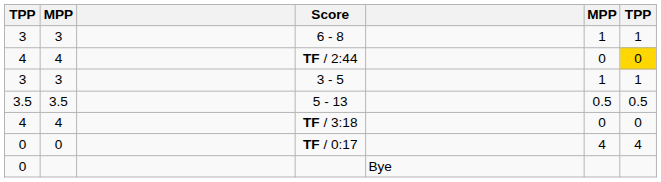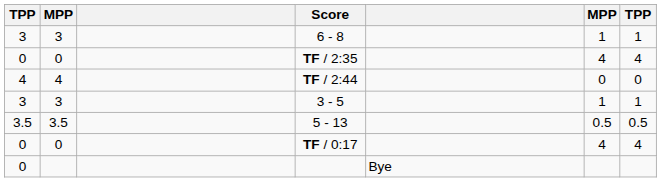+ row: (330, 58)
(638, 58) gold background -> (638, 79) no background
- row: (330, 123)
